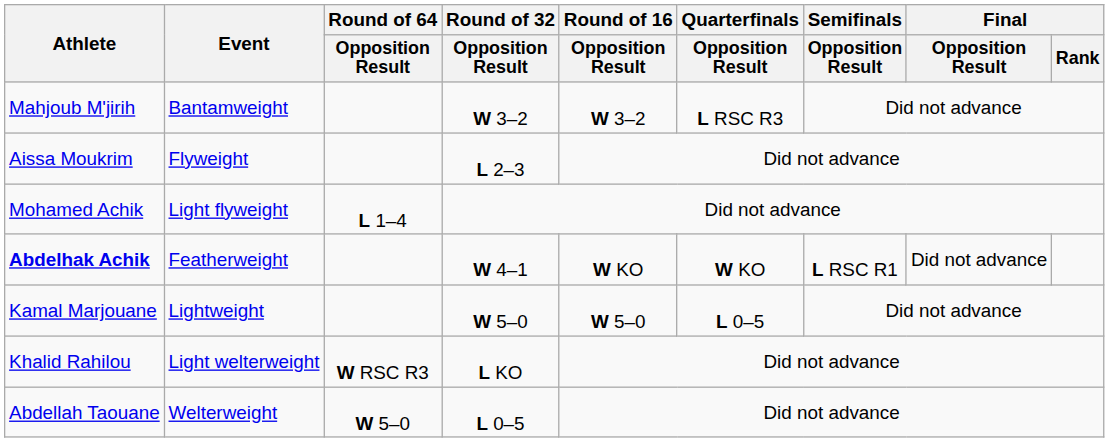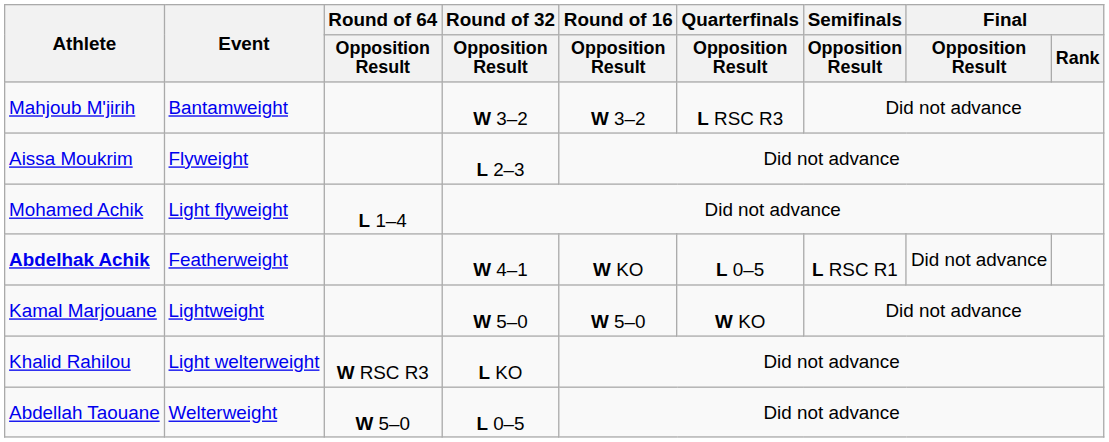(740, 271) W KO -> (740, 271) L 0–5
(740, 322) L 0–5 -> (740, 322) W KO
